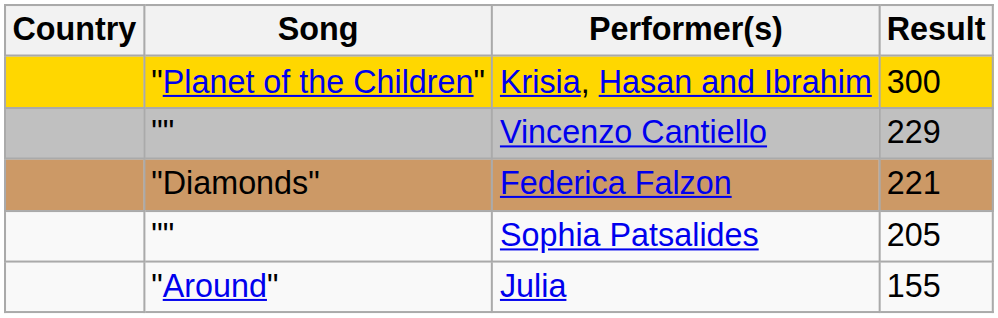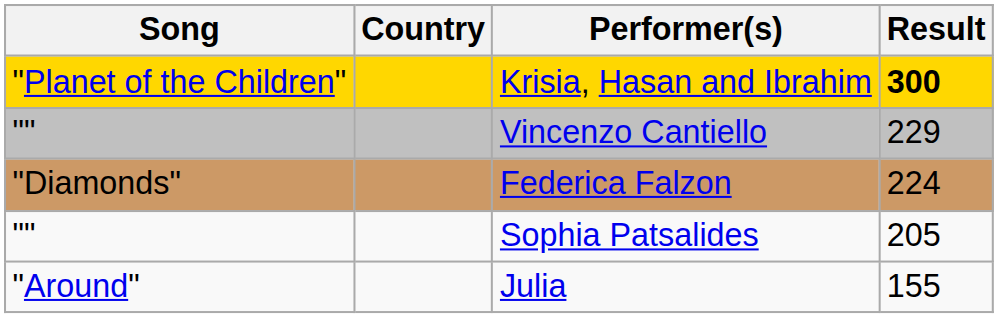columns swapped: (74, 30) <-> (318, 30)
(914, 81) normal -> (914, 81) bold
(914, 183) 221 -> (914, 183) 224
